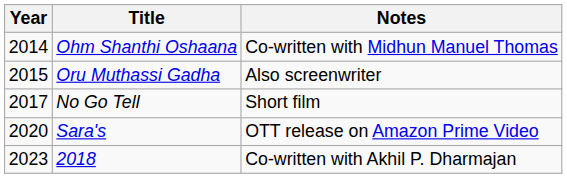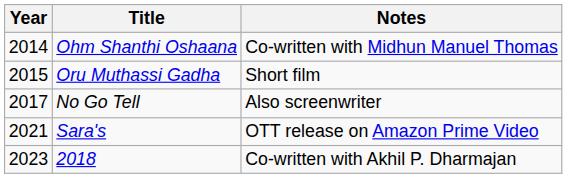(313, 74) Also screenwriter -> (283, 74) Short film
(283, 103) Short film -> (313, 103) Also screenwriter
(28, 131) 2020 -> (28, 131) 2021
